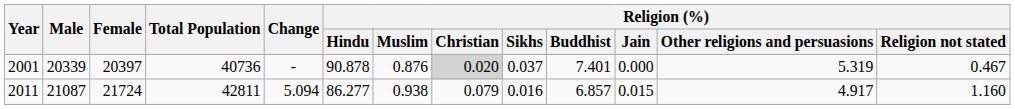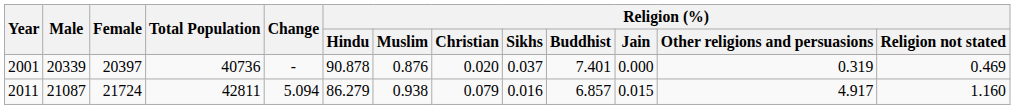(481, 66) lightgrey background -> (481, 66) no background
(856, 66) 5.319 -> (856, 66) 0.319
(988, 66) 0.467 -> (988, 66) 0.469
(348, 91) 86.277 -> (348, 91) 86.279
